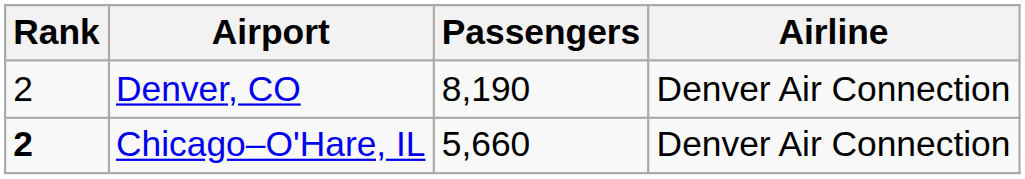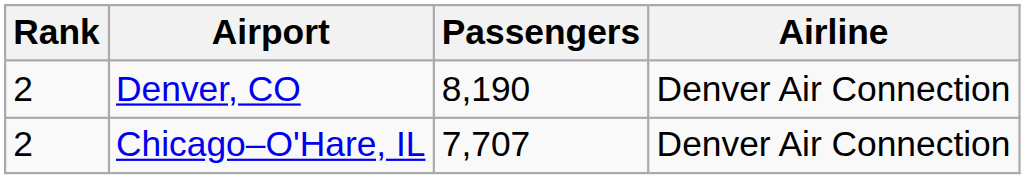(23, 144) bold -> (23, 144) normal
(486, 144) 5,660 -> (486, 144) 7,707
